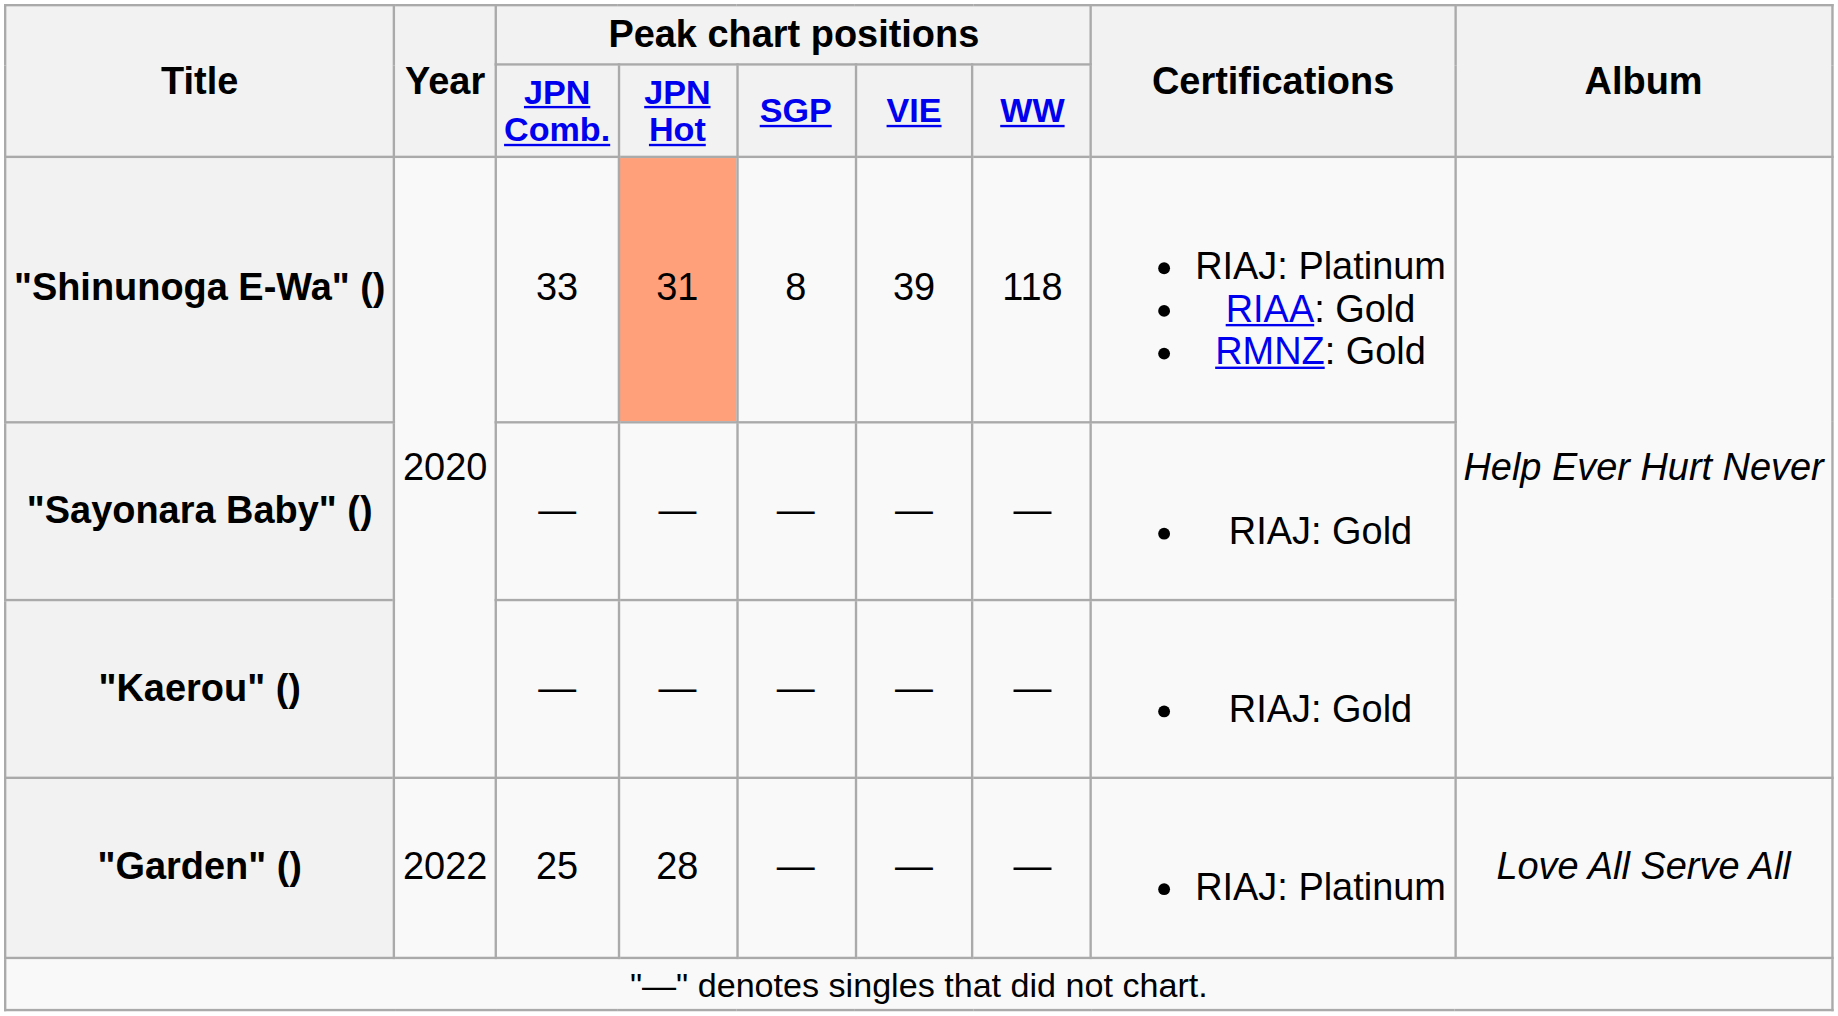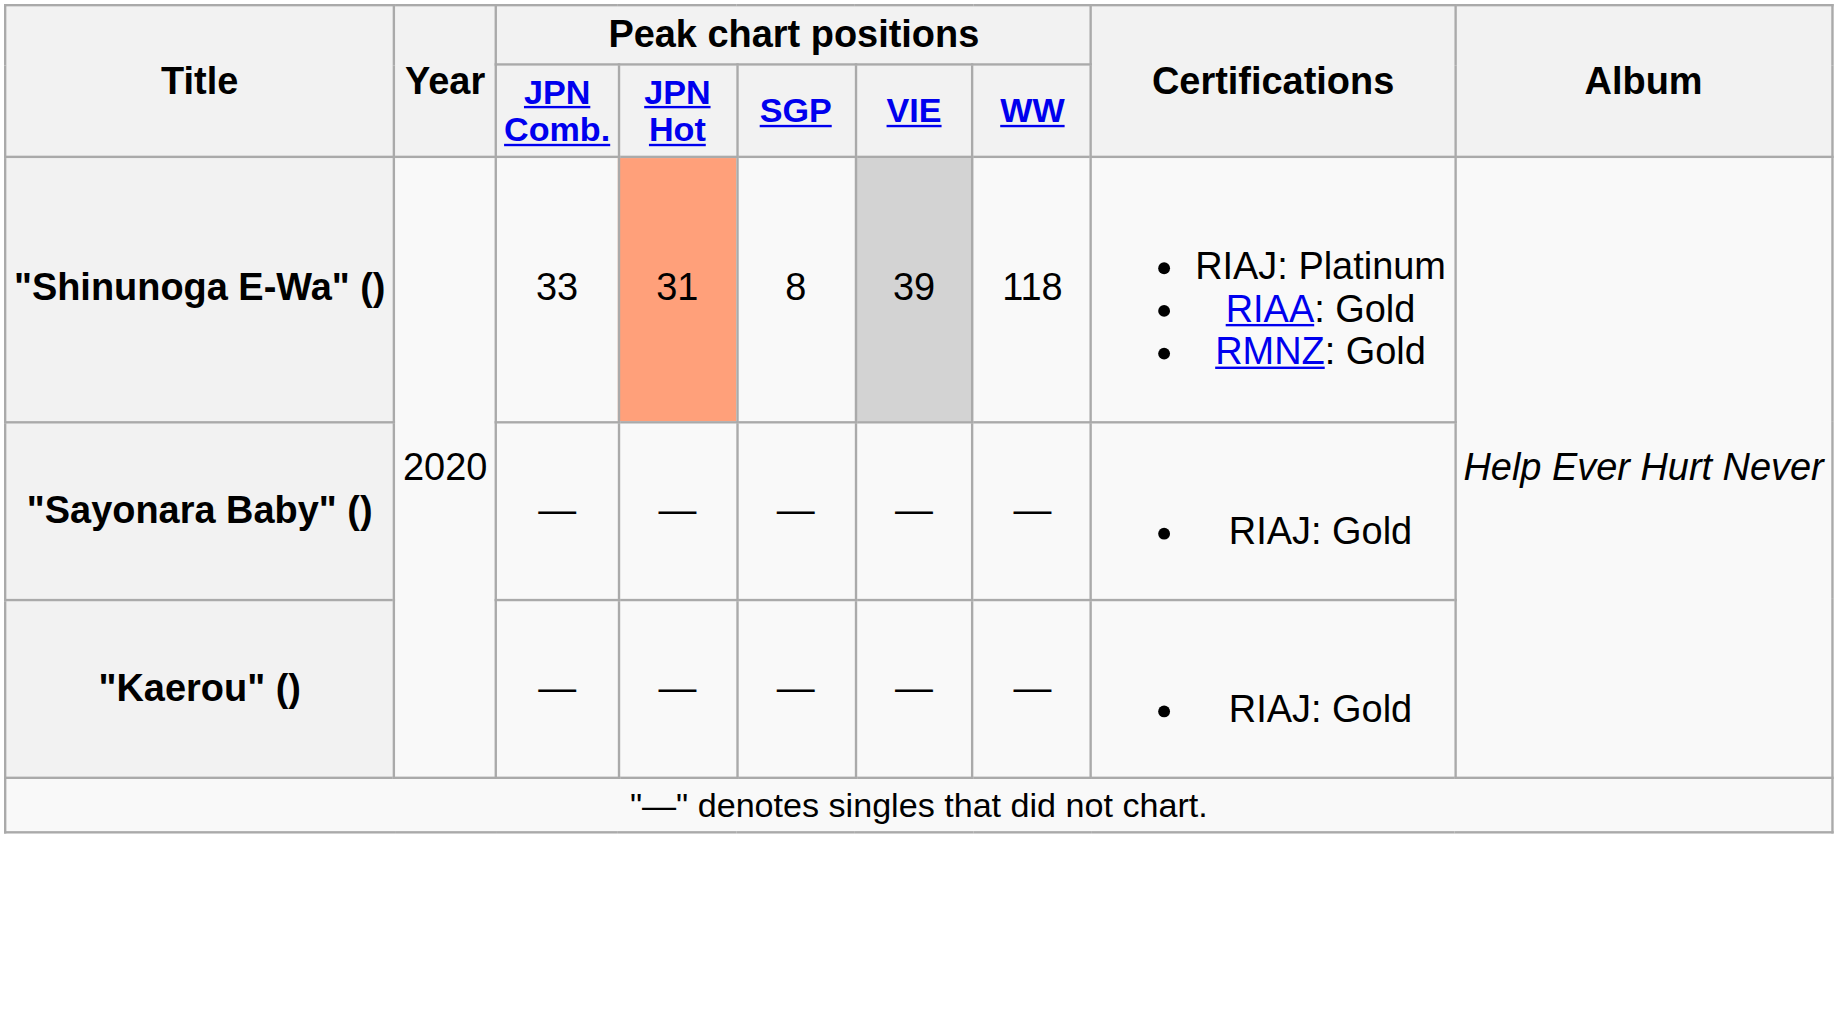(914, 288) no background -> (914, 288) lightgrey background
- row: (200, 867)
